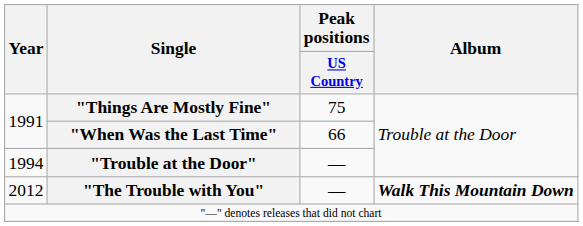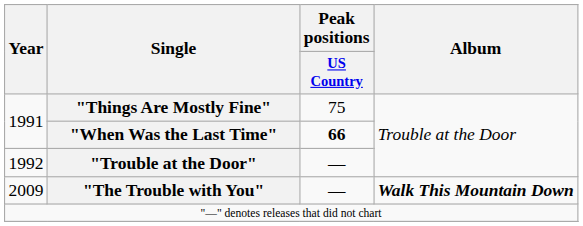(337, 135) normal -> (337, 135) bold
(26, 162) 1994 -> (26, 162) 1992
(26, 190) 2012 -> (26, 190) 2009
